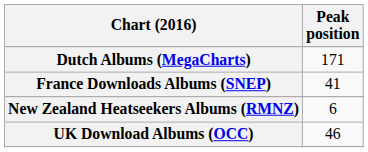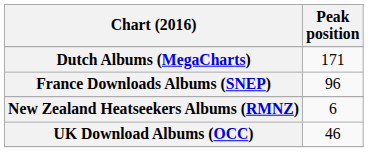(333, 84) 41 -> (333, 84) 96
